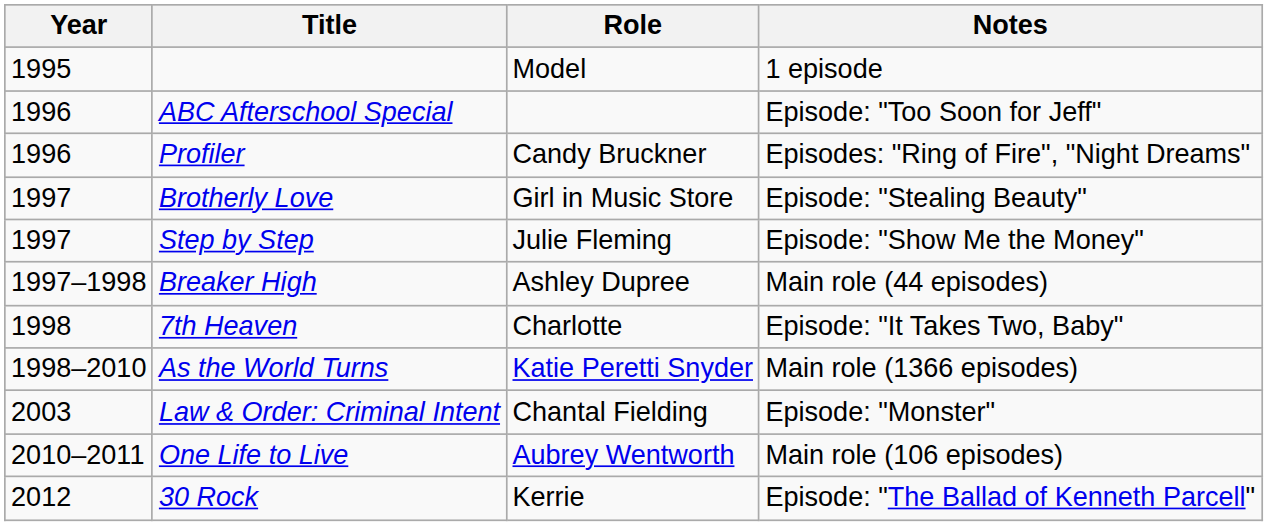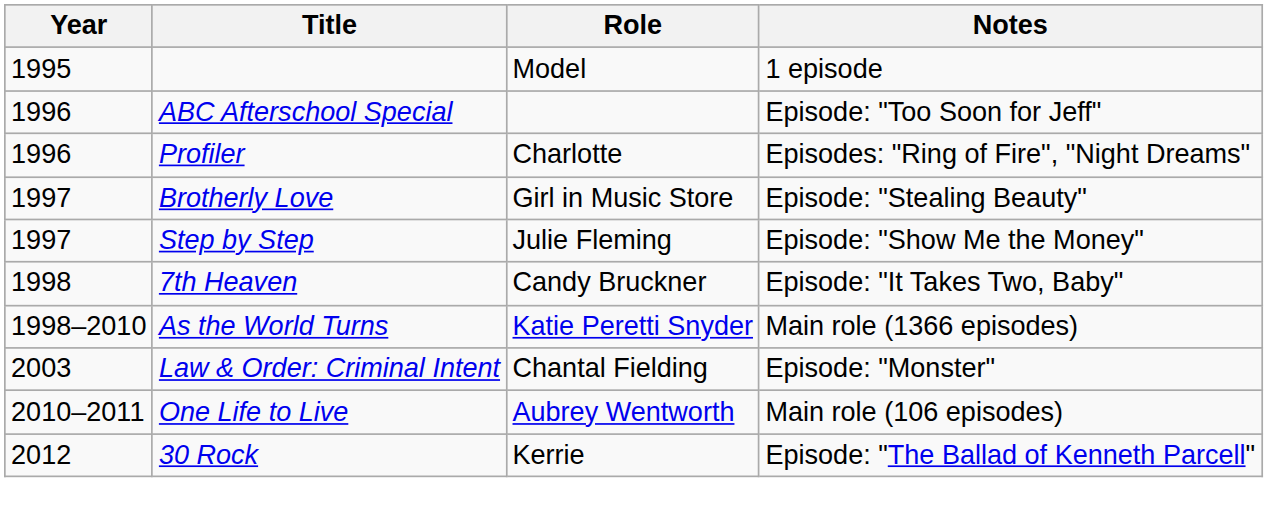(609, 154) Candy Bruckner -> (567, 154) Charlotte
- row: (238, 283)
(567, 326) Charlotte -> (609, 283) Candy Bruckner
